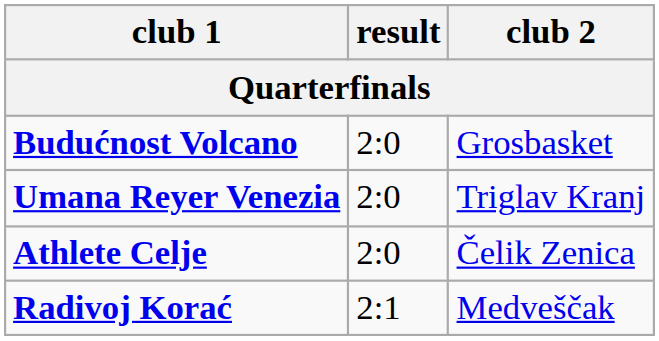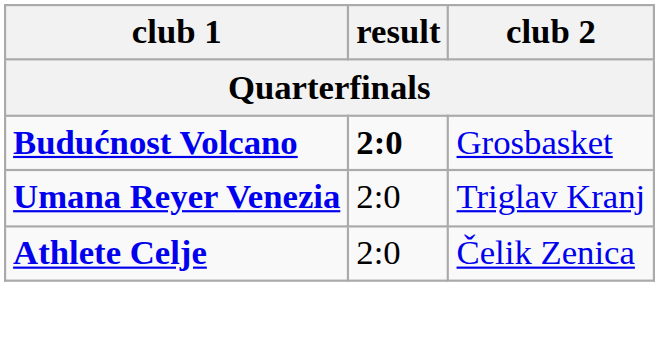(379, 142) normal -> (379, 142) bold
- row: (123, 307)
